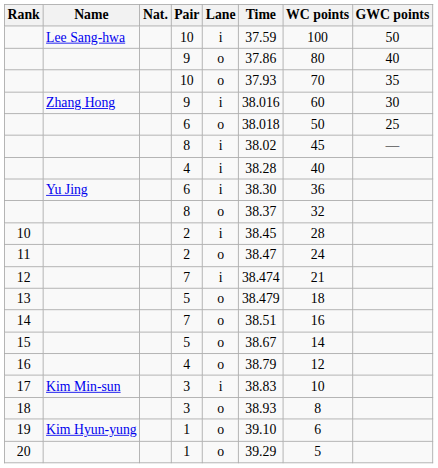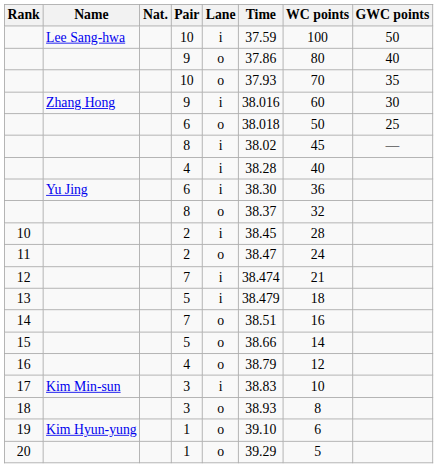(221, 299) o -> (221, 299) i
(261, 342) 38.67 -> (261, 342) 38.66
